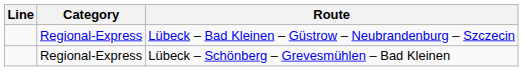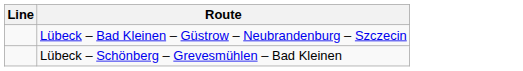- column: (91, 14)
